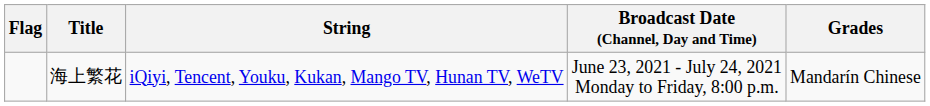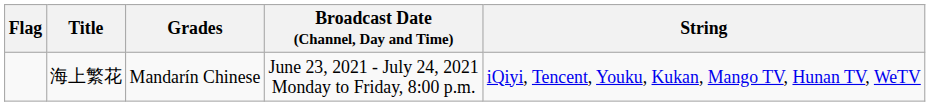columns swapped: (347, 28) <-> (855, 28)
